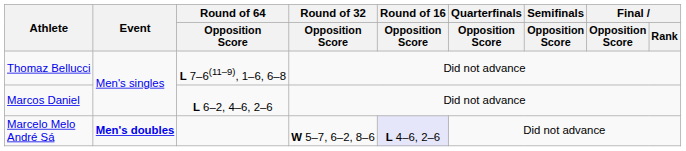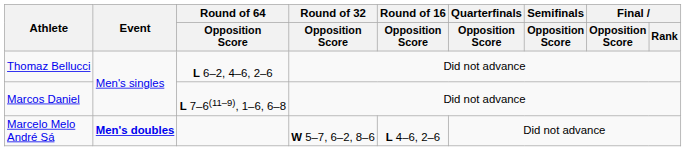(233, 75) L 7–6(11–9), 1–6, 6–8 -> (233, 73) L 6–2, 4–6, 2–6
(233, 107) L 6–2, 4–6, 2–6 -> (233, 105) L 7–6(11–9), 1–6, 6–8
(413, 137) lavender background -> (413, 137) no background
